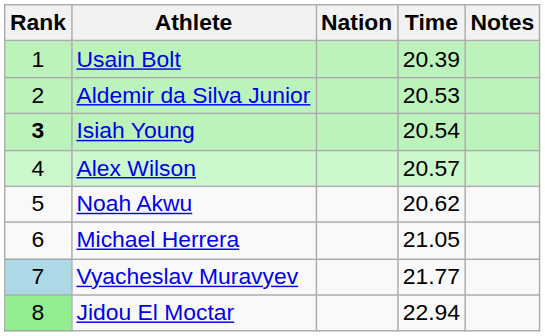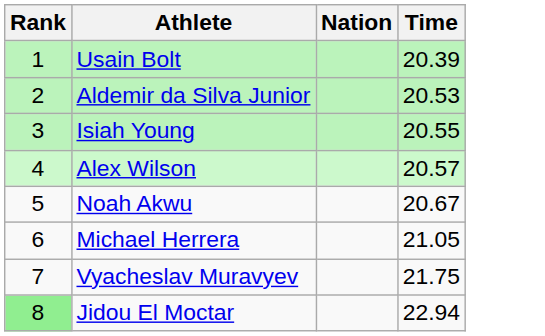- column: (502, 22)
(38, 131) bold -> (38, 131) normal
(431, 131) 20.54 -> (431, 131) 20.55
(431, 204) 20.62 -> (431, 204) 20.67
(38, 276) lightblue background -> (38, 276) no background
(431, 276) 21.77 -> (431, 276) 21.75
